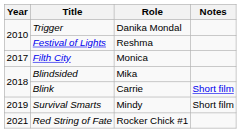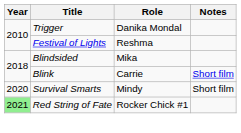- row: (52, 58)
(17, 105) 2019 -> (17, 89) 2020
(17, 120) no background -> (17, 105) lightgreen background
